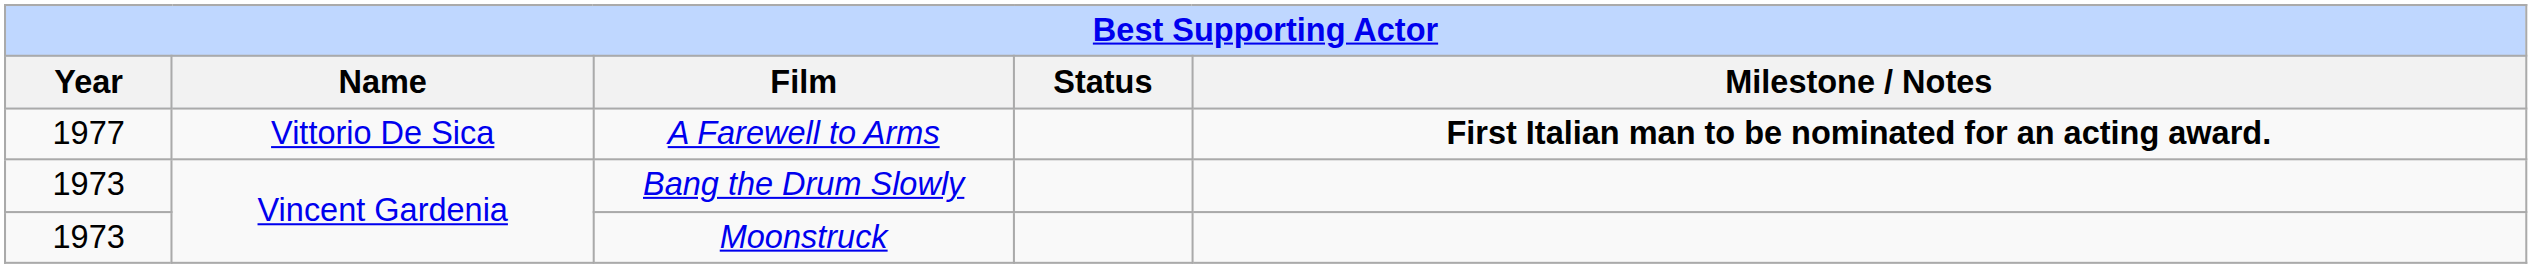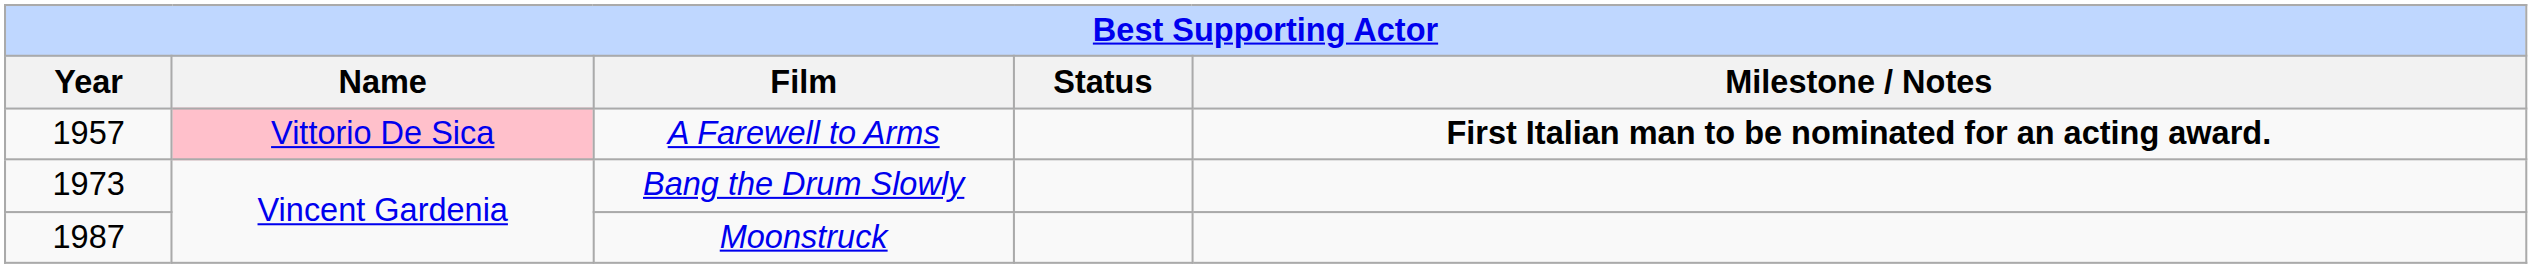(89, 133) 1977 -> (89, 133) 1957
(383, 133) no background -> (383, 133) pink background
(89, 236) 1973 -> (89, 236) 1987
